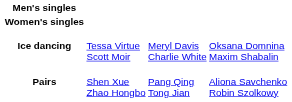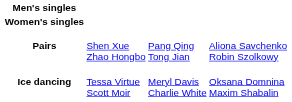rows swapped: (44, 81) <-> (44, 46)
